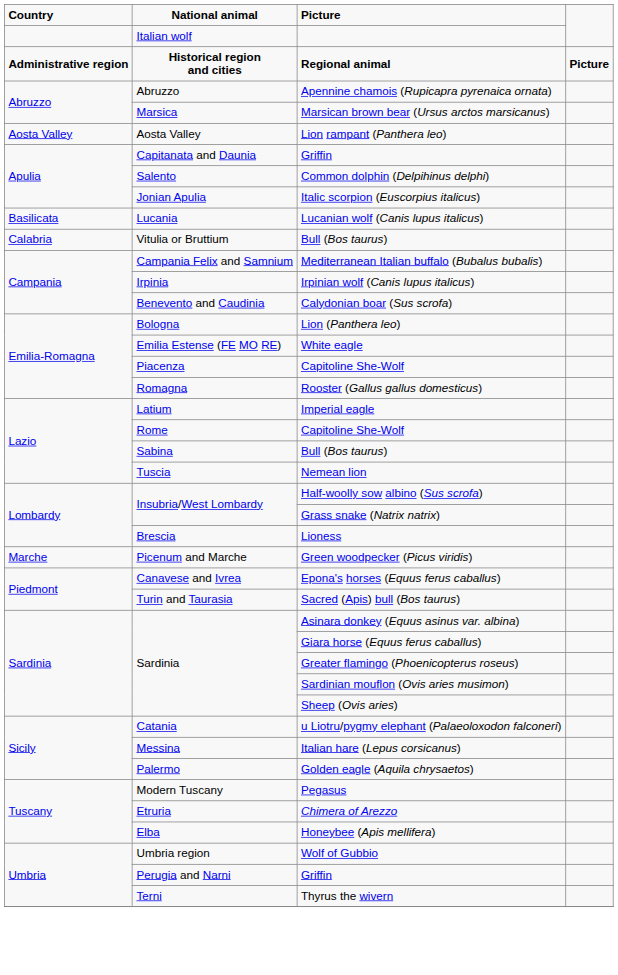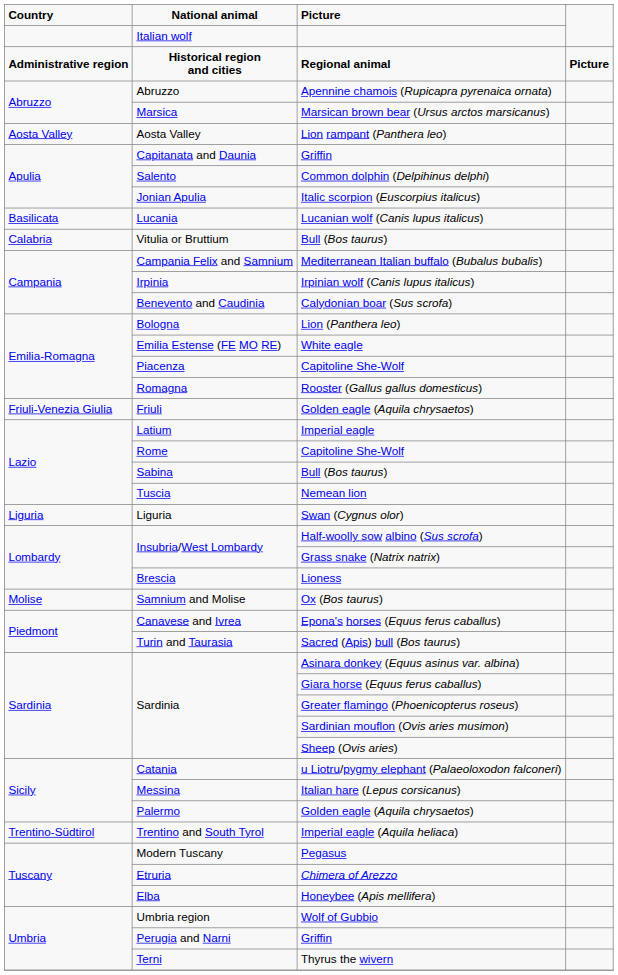+ row: (149, 409)
+ row: (154, 515)
- row: (192, 557)
+ row: (191, 599)
+ row: (200, 832)
